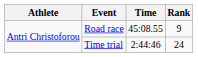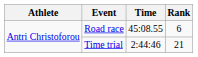(179, 29) 9 -> (179, 29) 6
(179, 45) 24 -> (179, 45) 21
